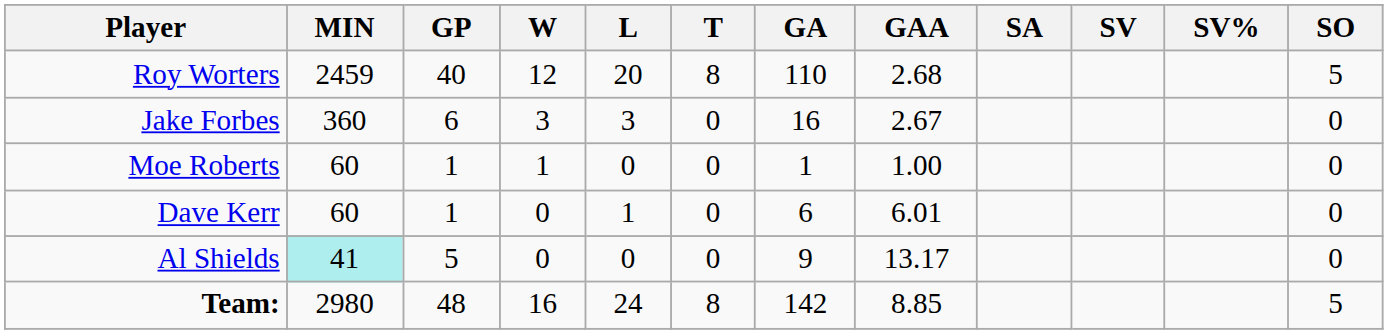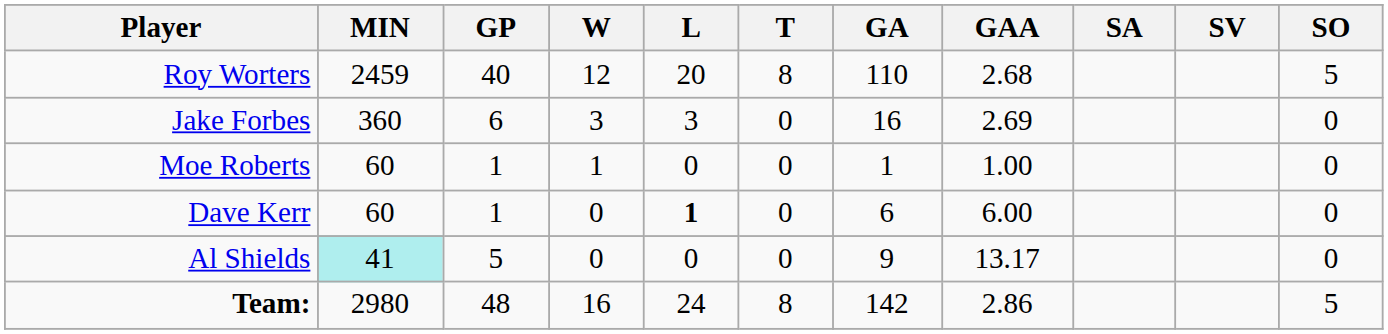- column: (1226, 27)
(917, 119) 2.67 -> (1007, 119) 2.69
(628, 212) normal -> (691, 212) bold
(917, 212) 6.01 -> (1007, 212) 6.00
(917, 304) 8.85 -> (1007, 304) 2.86
